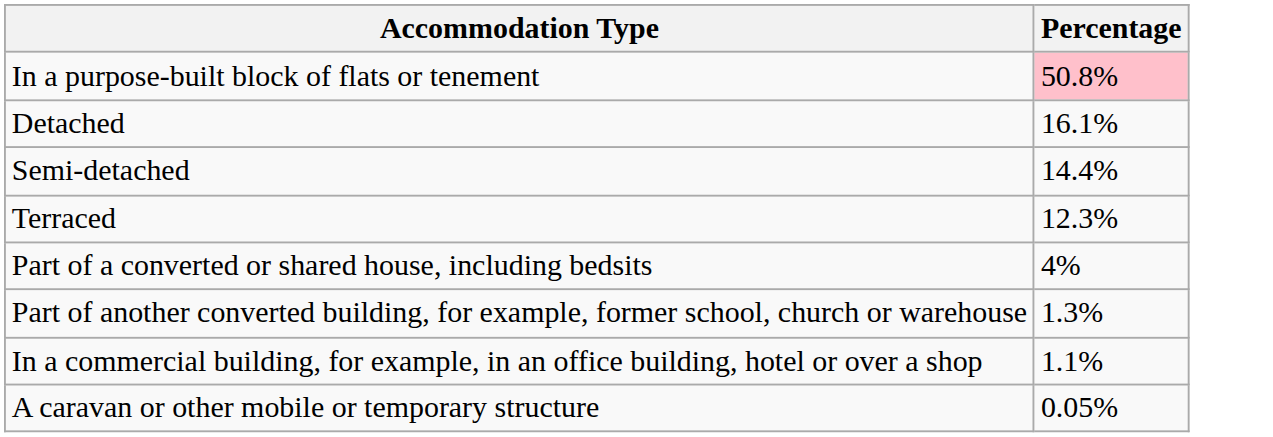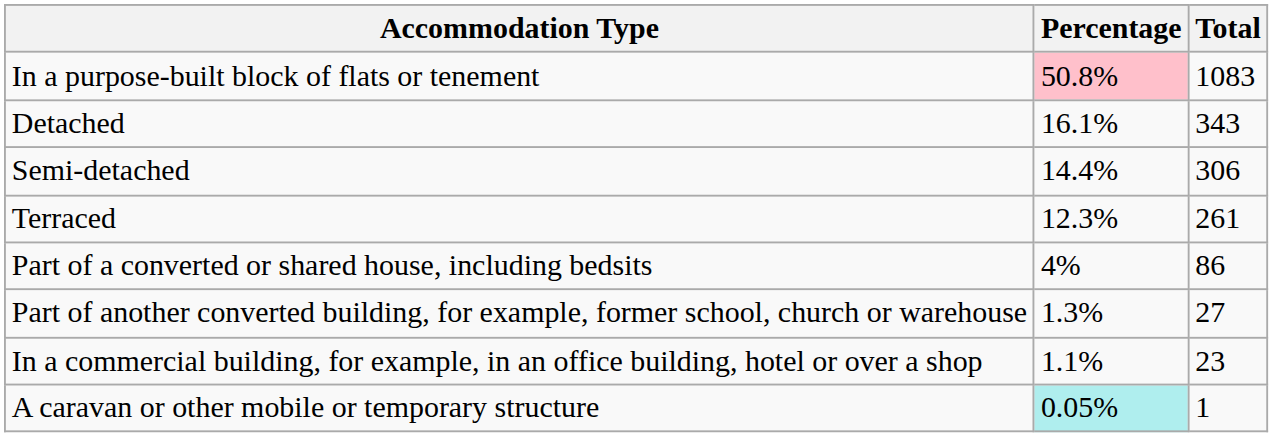+ column: (1228, 28)
(1080, 407) no background -> (1080, 407) paleturquoise background
